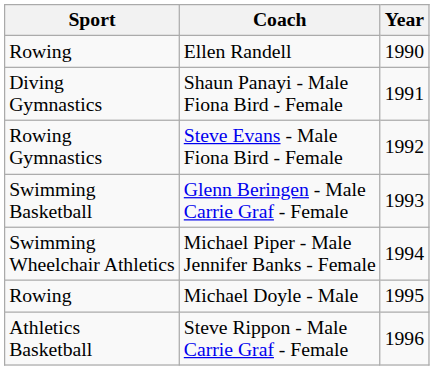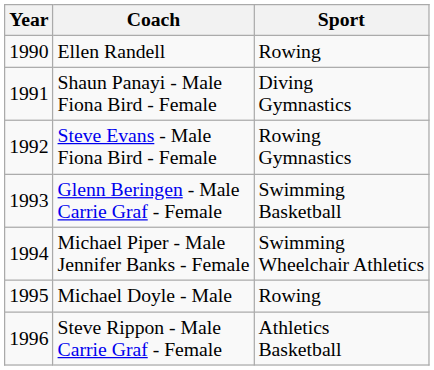columns swapped: (404, 20) <-> (92, 20)
